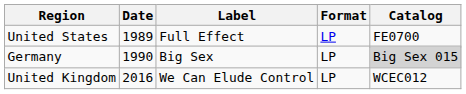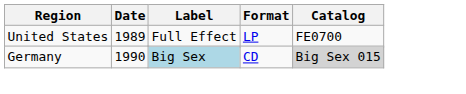(186, 57) no background -> (179, 57) lightblue background
(328, 57) LP -> (251, 57) CD
- row: (62, 78)
